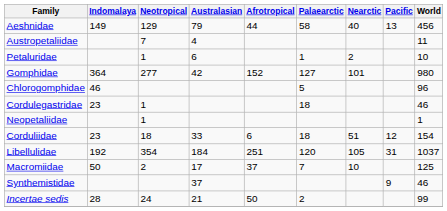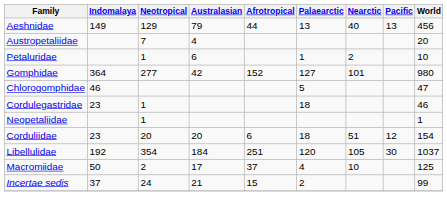(304, 25) 58 -> (304, 25) 13
(422, 41) 11 -> (423, 41) 20
(423, 88) 96 -> (423, 88) 47
(146, 135) 18 -> (146, 135) 20
(197, 135) 33 -> (197, 135) 20
(391, 151) 31 -> (391, 151) 30
(302, 167) 7 -> (302, 167) 4
- row: (41, 183)
(95, 198) 28 -> (95, 183) 37
(252, 198) 50 -> (252, 183) 15
